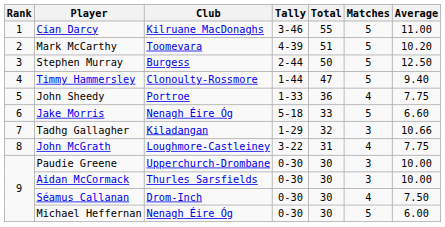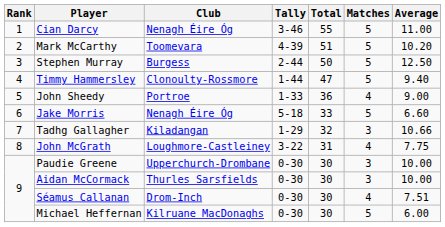(205, 30) Kilruane MacDonaghs -> (190, 30) Nenagh Éire Óg
(416, 96) 7.75 -> (416, 96) 9.00
(416, 197) 7.50 -> (416, 197) 7.51
(190, 214) Nenagh Éire Óg -> (205, 214) Kilruane MacDonaghs
